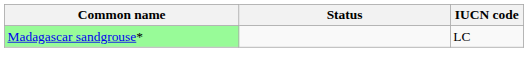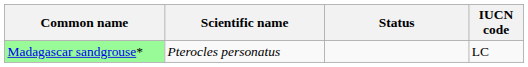+ column: (245, 22)
